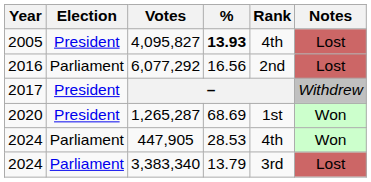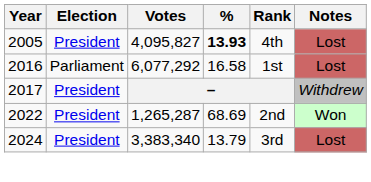(227, 66) 16.56 -> (227, 66) 16.58
(272, 66) 2nd -> (272, 66) 1st
(25, 115) 2020 -> (25, 115) 2022
(272, 115) 1st -> (272, 115) 2nd
- row: (166, 139)
(87, 164) Parliament -> (87, 139) President
